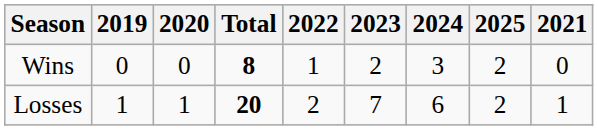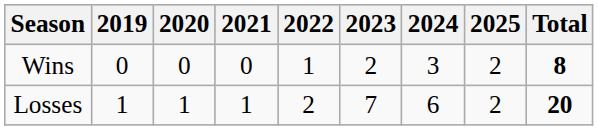columns swapped: (562, 24) <-> (249, 24)
